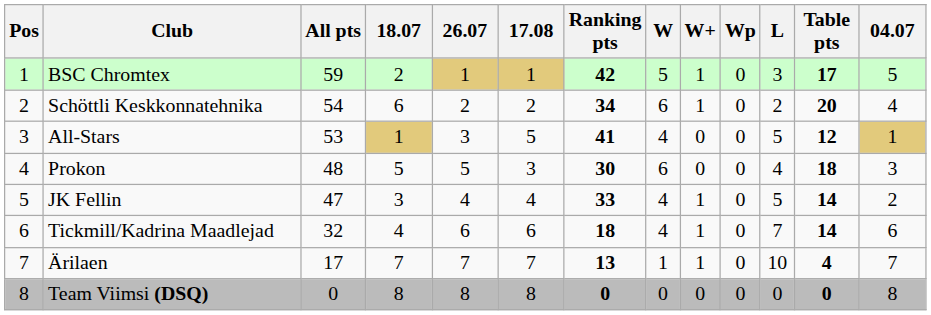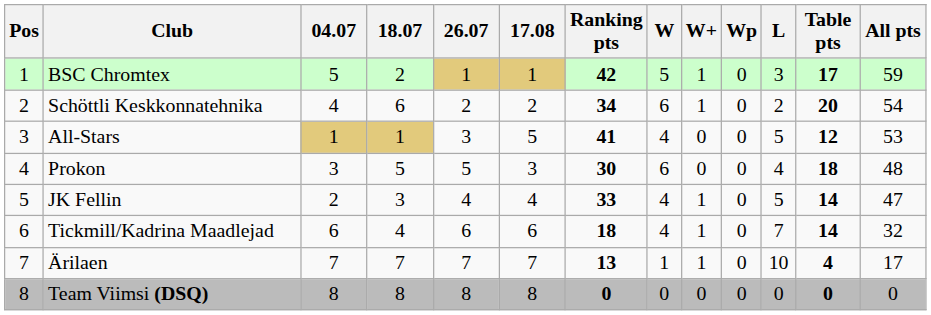columns swapped: (892, 31) <-> (333, 31)
